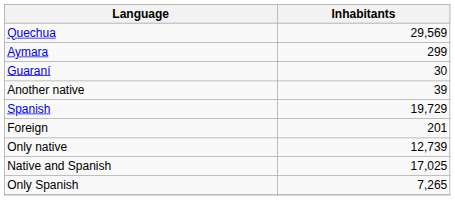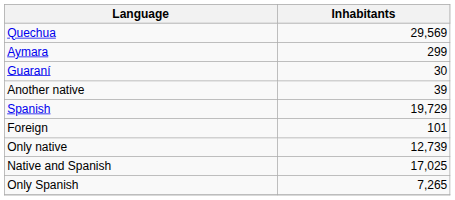(437, 128) 201 -> (437, 128) 101
